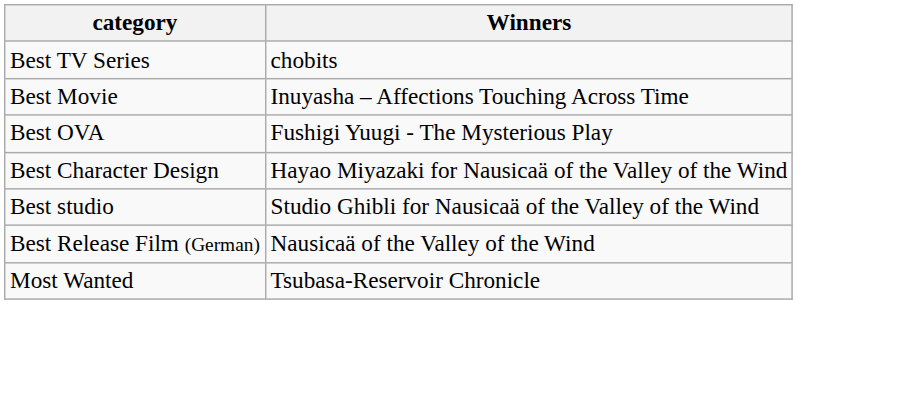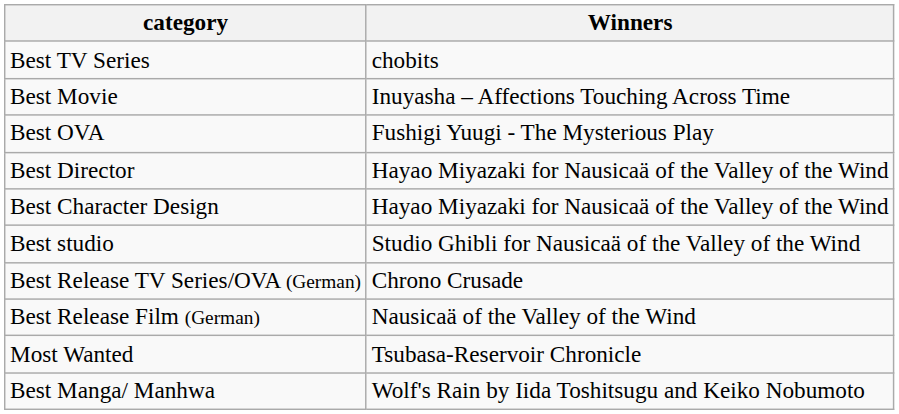+ row: (72, 170)
+ row: (186, 280)
+ row: (113, 390)
